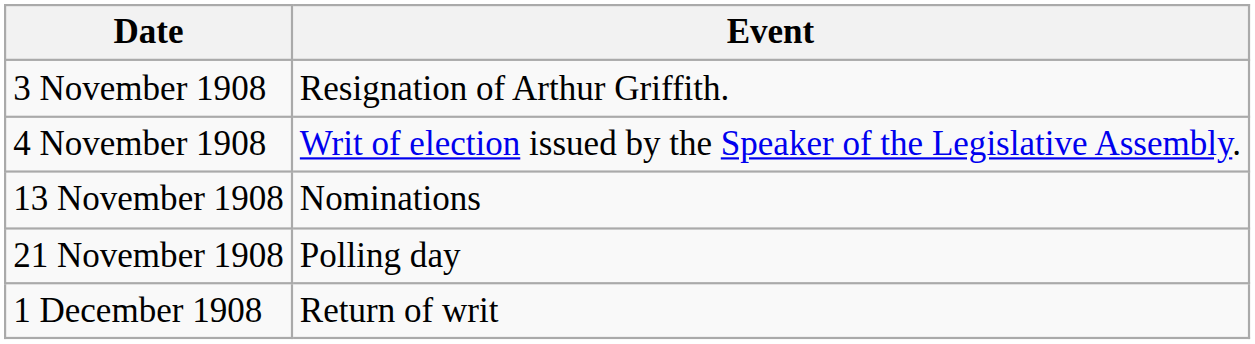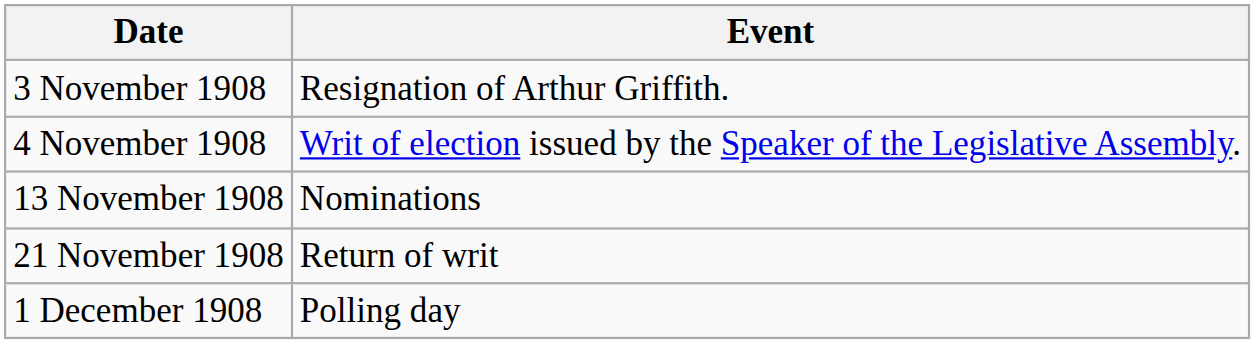(380, 254) Polling day -> (399, 254) Return of writ
(399, 310) Return of writ -> (380, 310) Polling day
